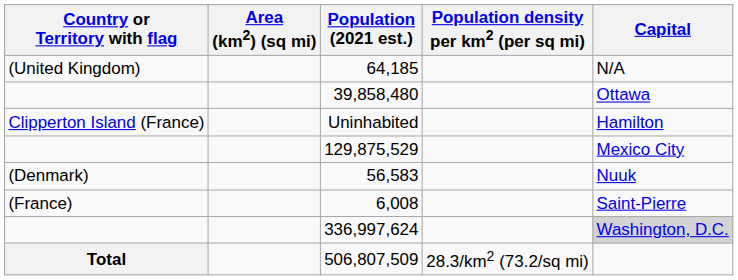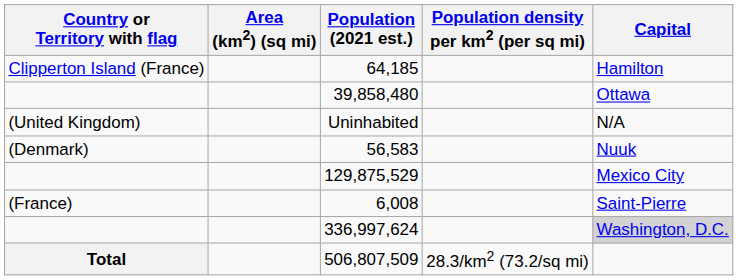(74, 68) (United Kingdom) -> (106, 68) Clipperton Island (France)
(611, 68) N/A -> (630, 68) Hamilton
(106, 122) Clipperton Island (France) -> (74, 122) (United Kingdom)
(630, 122) Hamilton -> (611, 122) N/A
rows swapped: (393, 176) <-> (371, 149)
